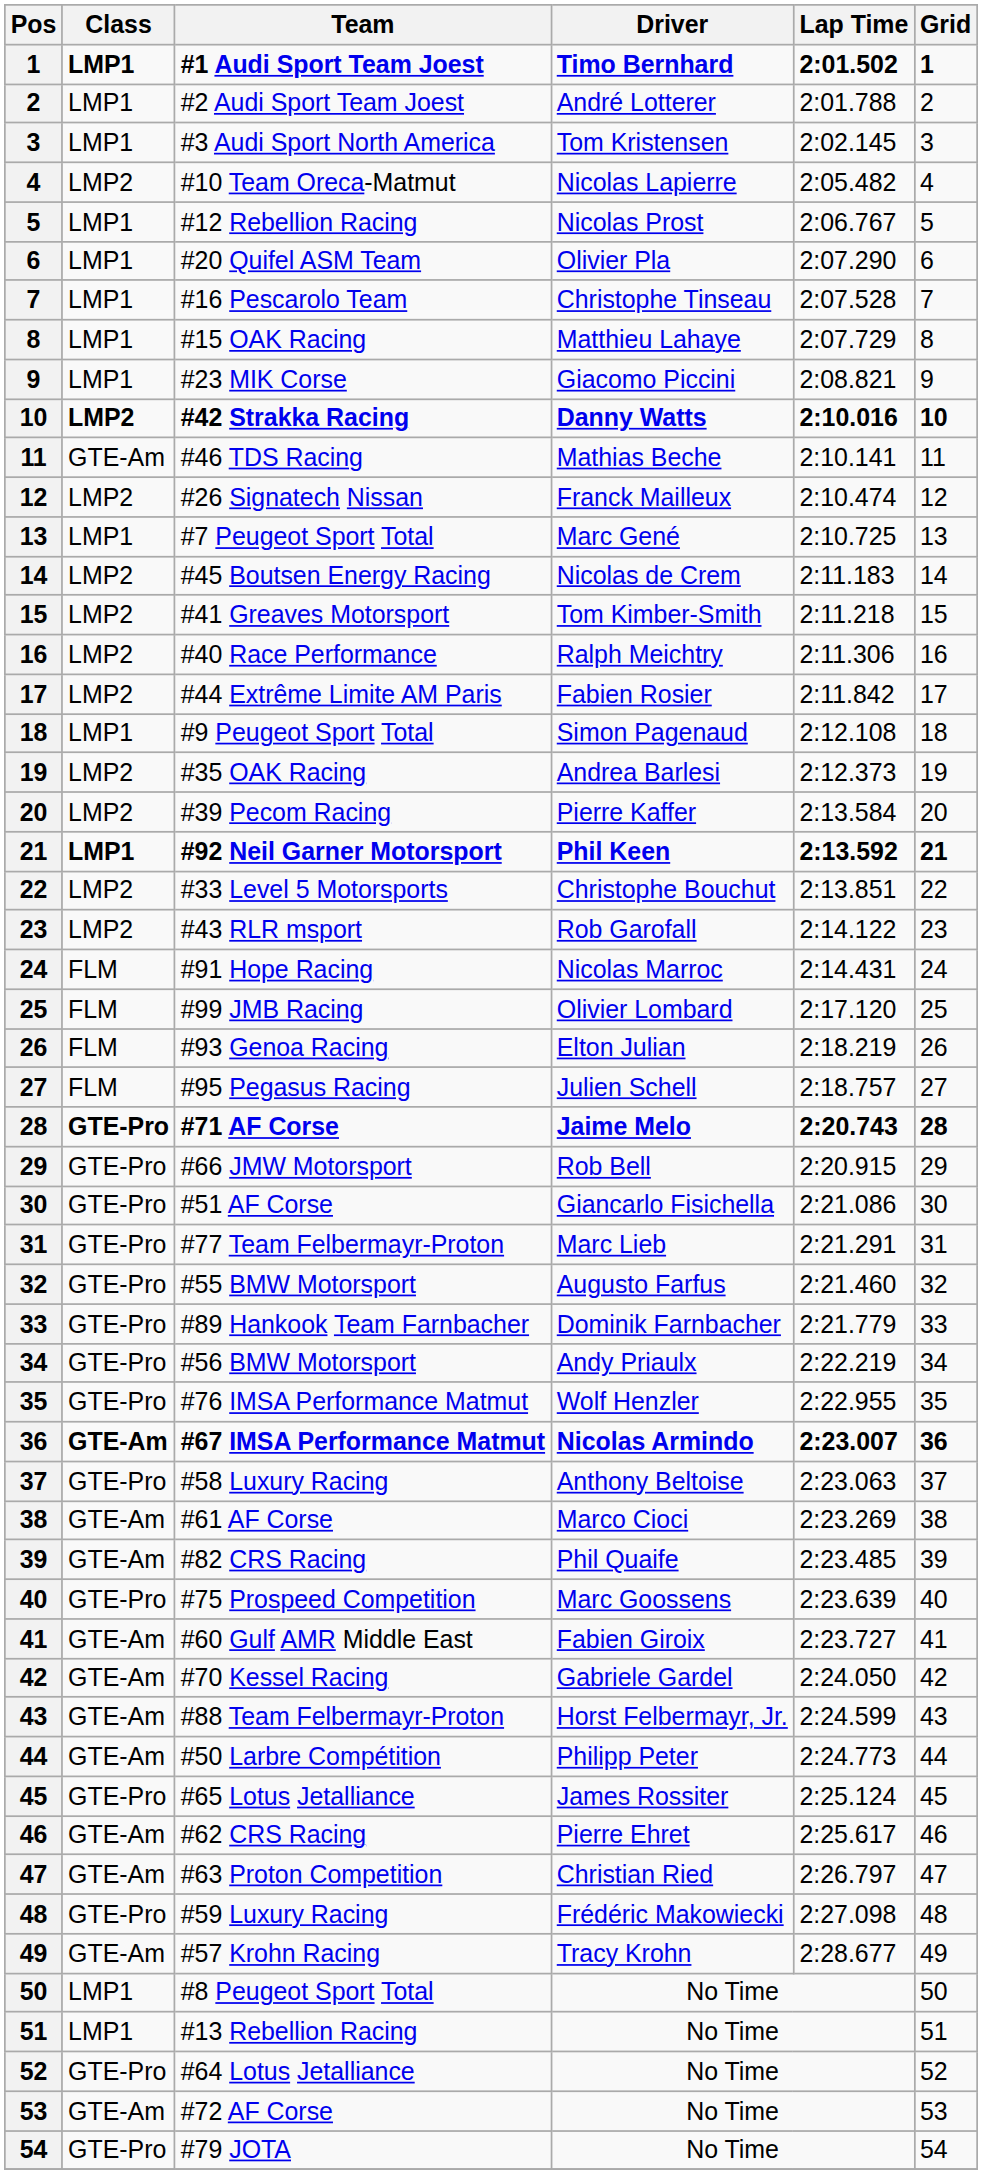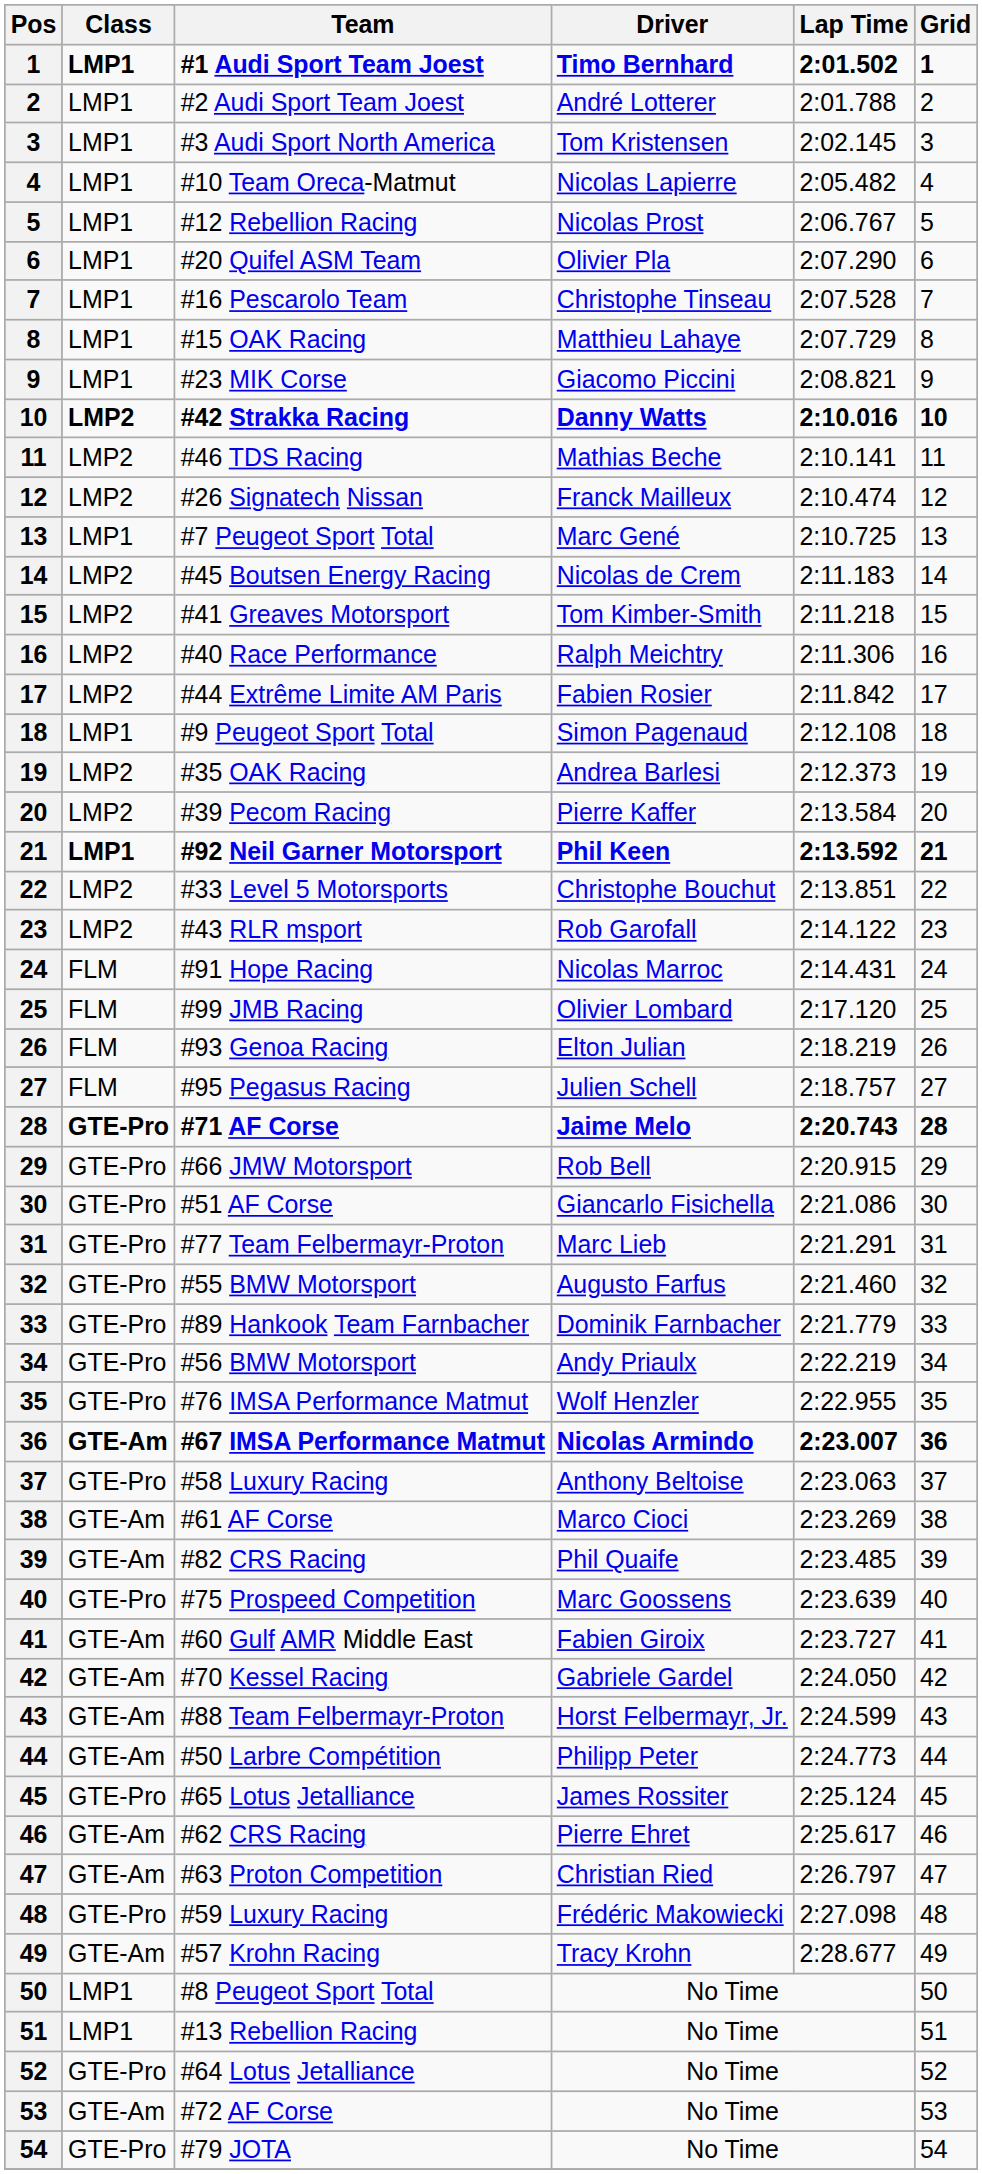(101, 182) LMP2 -> (101, 182) LMP1
(116, 458) GTE-Am -> (101, 458) LMP2
